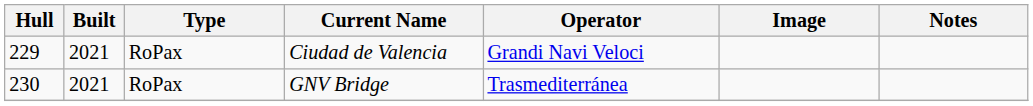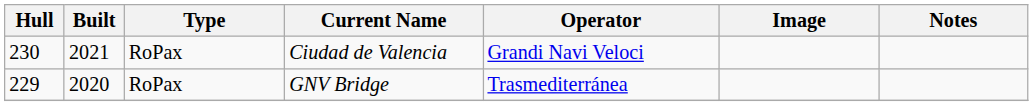(24, 52) 229 -> (24, 52) 230
(24, 84) 230 -> (24, 84) 229
(89, 84) 2021 -> (89, 84) 2020
